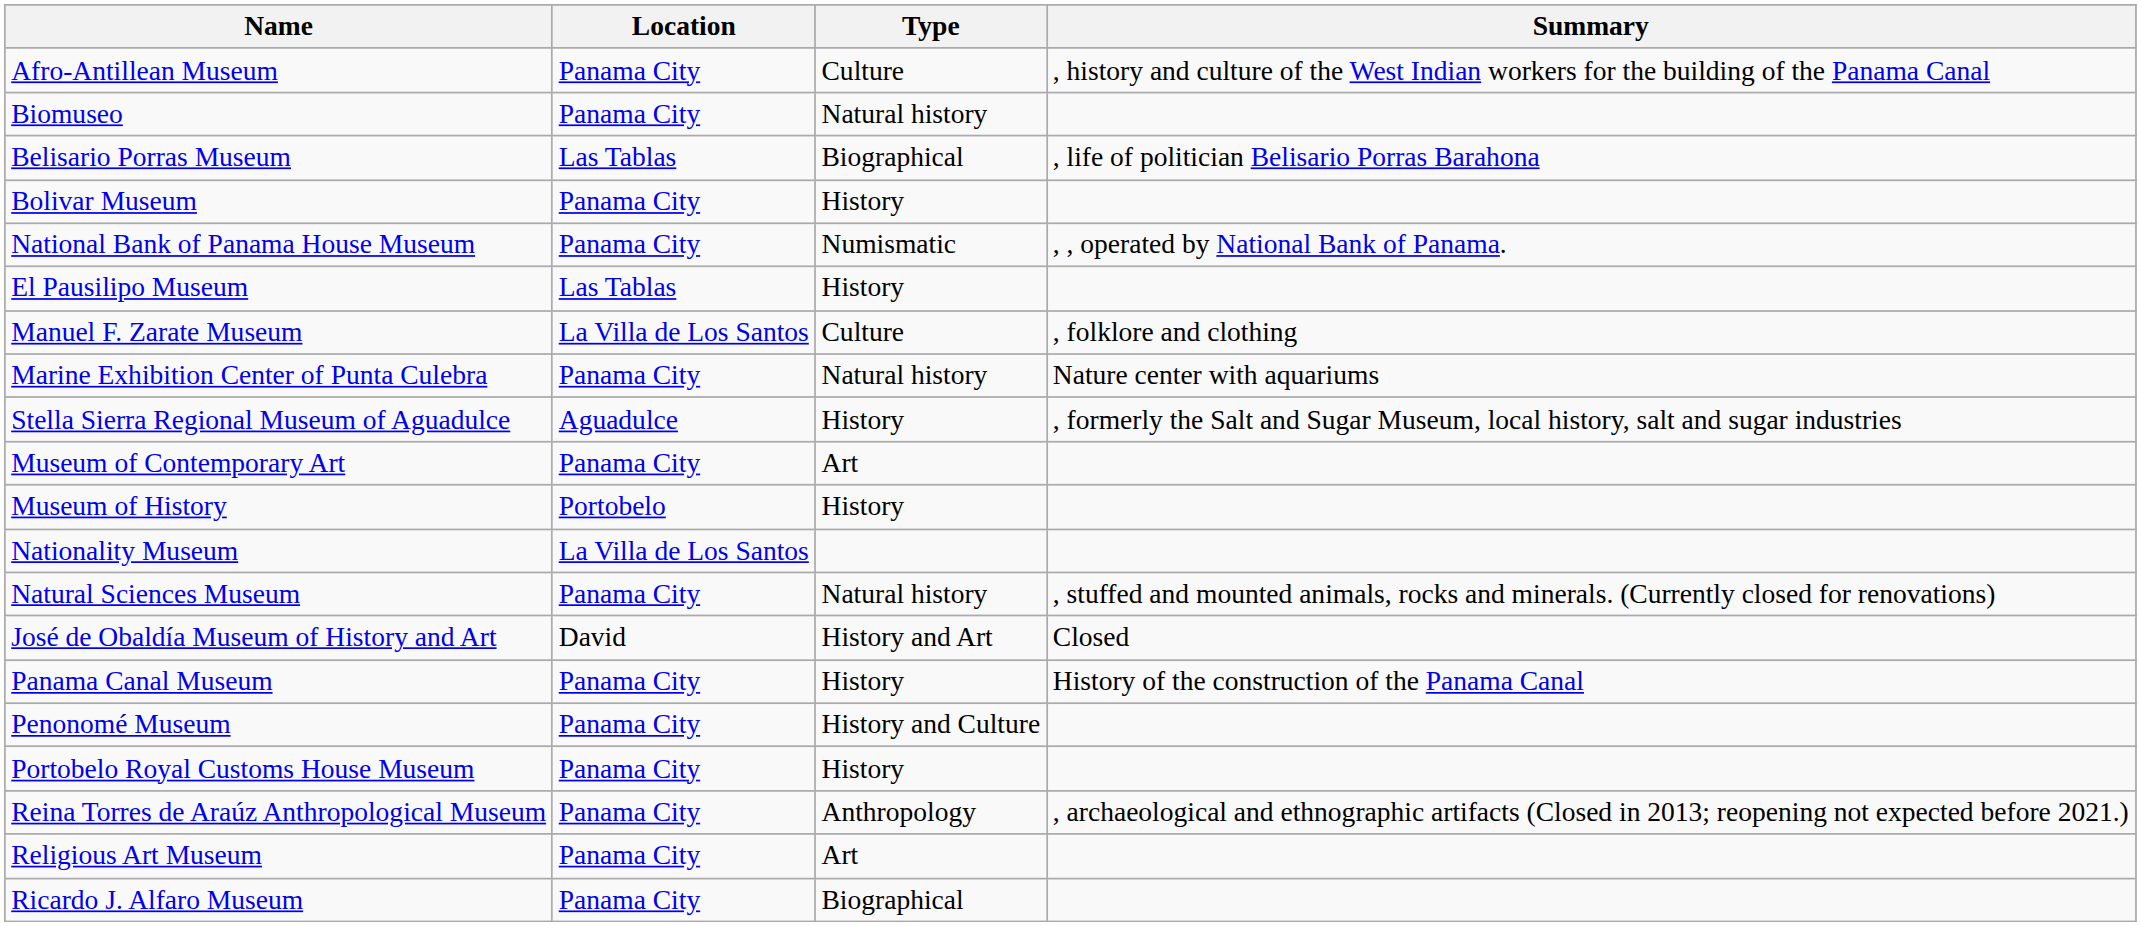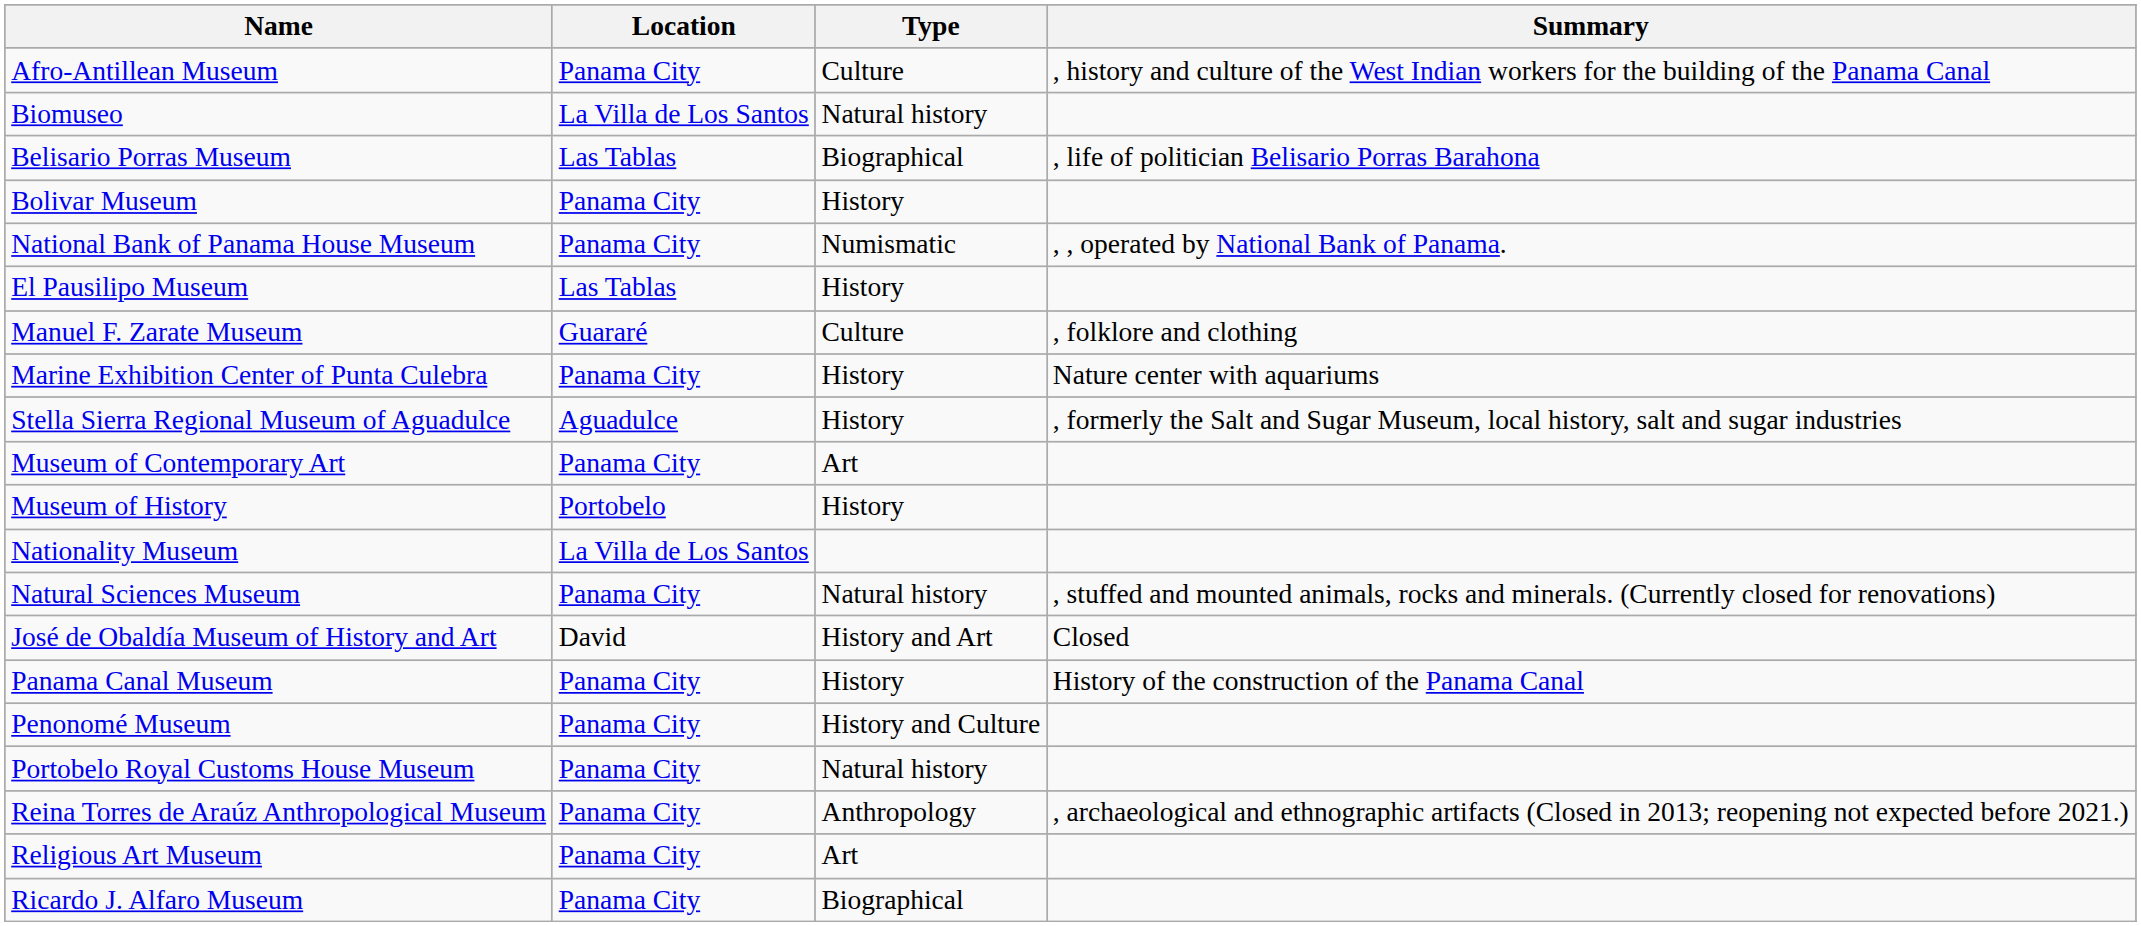(629, 113) Panama City -> (684, 113) La Villa de Los Santos
(684, 331) La Villa de Los Santos -> (603, 331) Guararé
(904, 375) Natural history -> (863, 375) History
(863, 768) History -> (904, 768) Natural history
